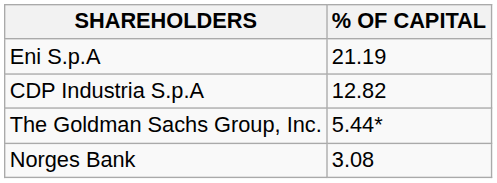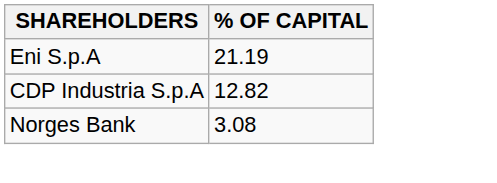- row: (166, 125)
